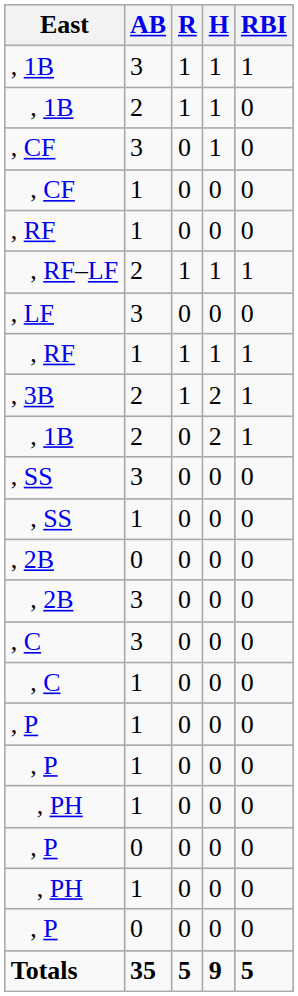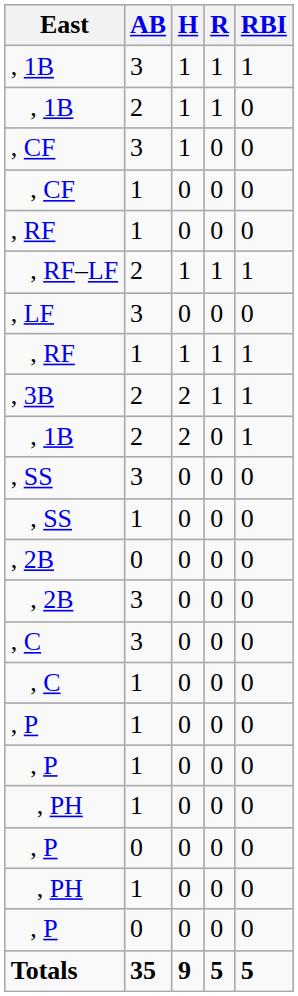columns swapped: (187, 25) <-> (219, 25)
